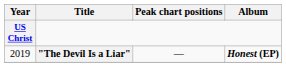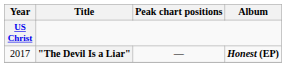(20, 54) 2019 -> (20, 54) 2017
